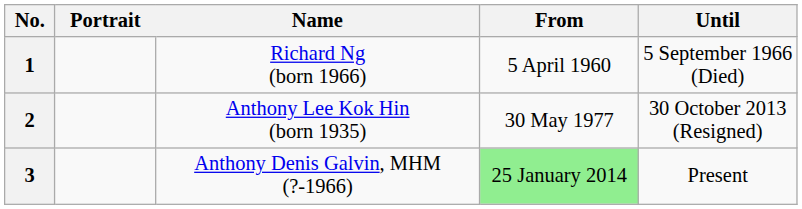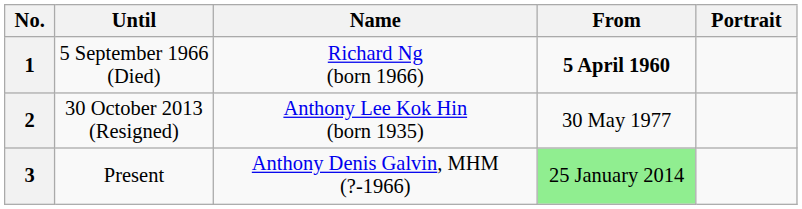columns swapped: (105, 20) <-> (718, 20)
(559, 64) normal -> (617, 64) bold
